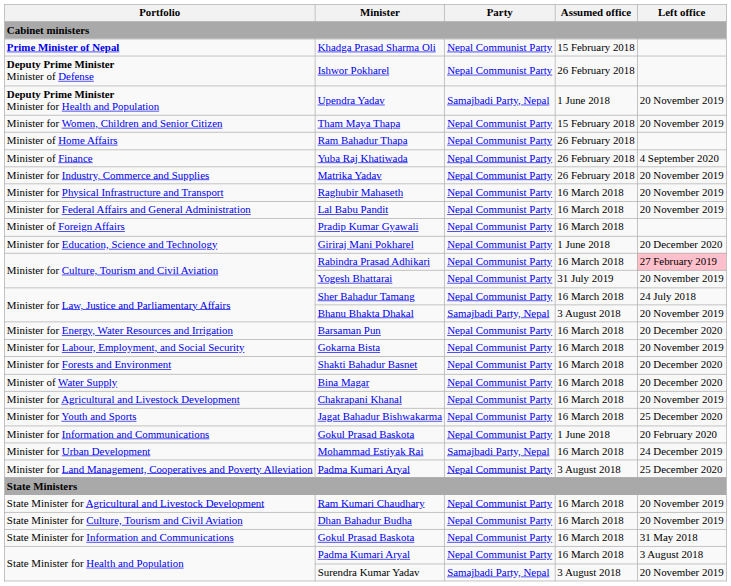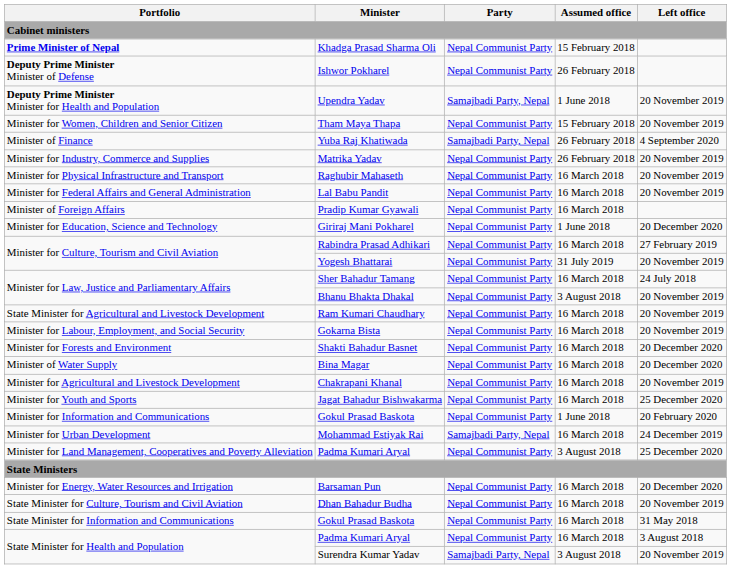- row: (62, 141)
(500, 158) Nepal Communist Party -> (498, 141) Samajbadi Party, Nepal
(678, 261) pink background -> (678, 244) no background
(498, 313) Samajbadi Party, Nepal -> (500, 296) Nepal Communist Party
rows swapped: (120, 330) <-> (136, 503)
